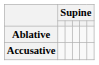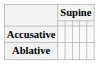rows swapped: (31, 51) <-> (31, 34)
